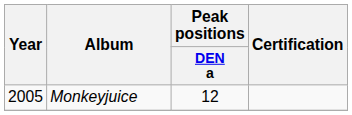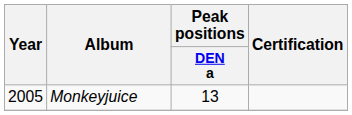(210, 97) 12 -> (210, 97) 13
